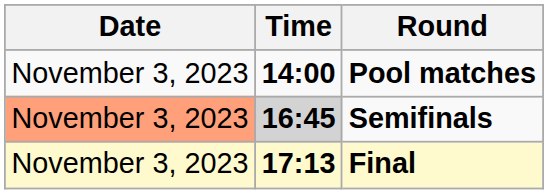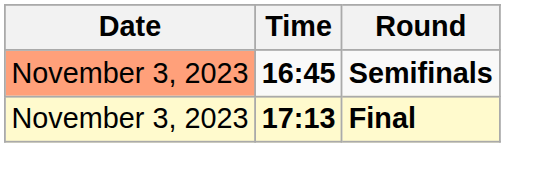- row: (442, 73)
(299, 118) lightgrey background -> (299, 73) no background
